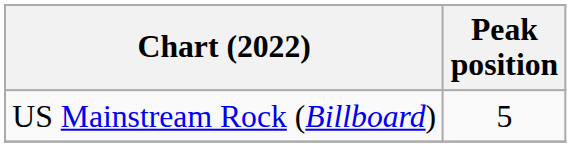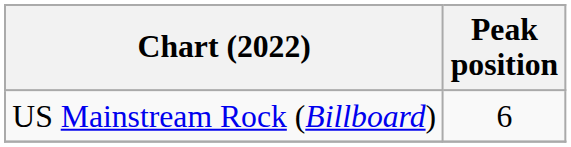(504, 115) 5 -> (504, 115) 6
